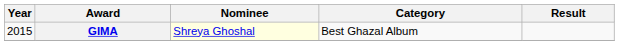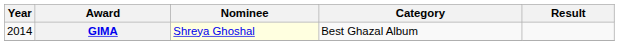(20, 31) 2015 -> (20, 31) 2014
